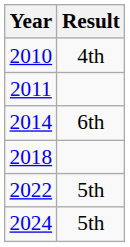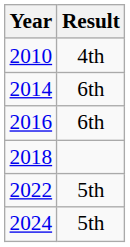- row: (31, 88)
+ row: (31, 122)
